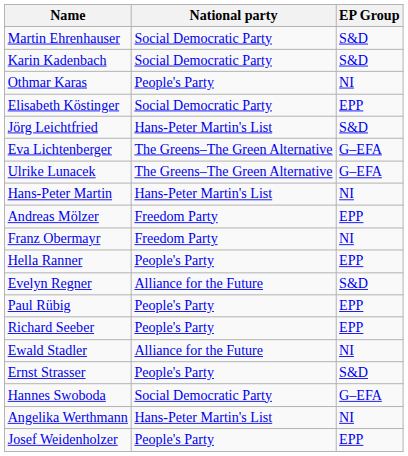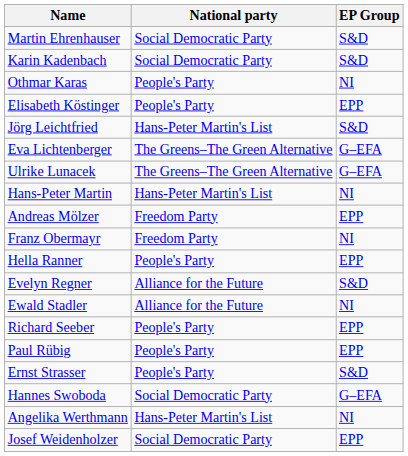(203, 104) Social Democratic Party -> (174, 104) People's Party
rows swapped: (39, 305) <-> (47, 350)
(174, 439) People's Party -> (203, 439) Social Democratic Party
